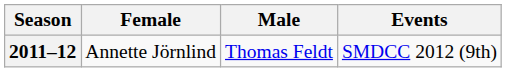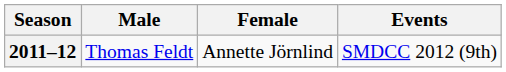columns swapped: (151, 19) <-> (279, 19)
